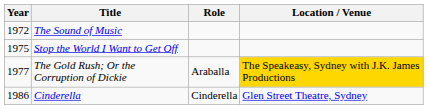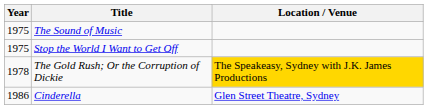- column: (214, 13)
(18, 30) 1972 -> (18, 30) 1975
(18, 71) 1977 -> (18, 71) 1978
